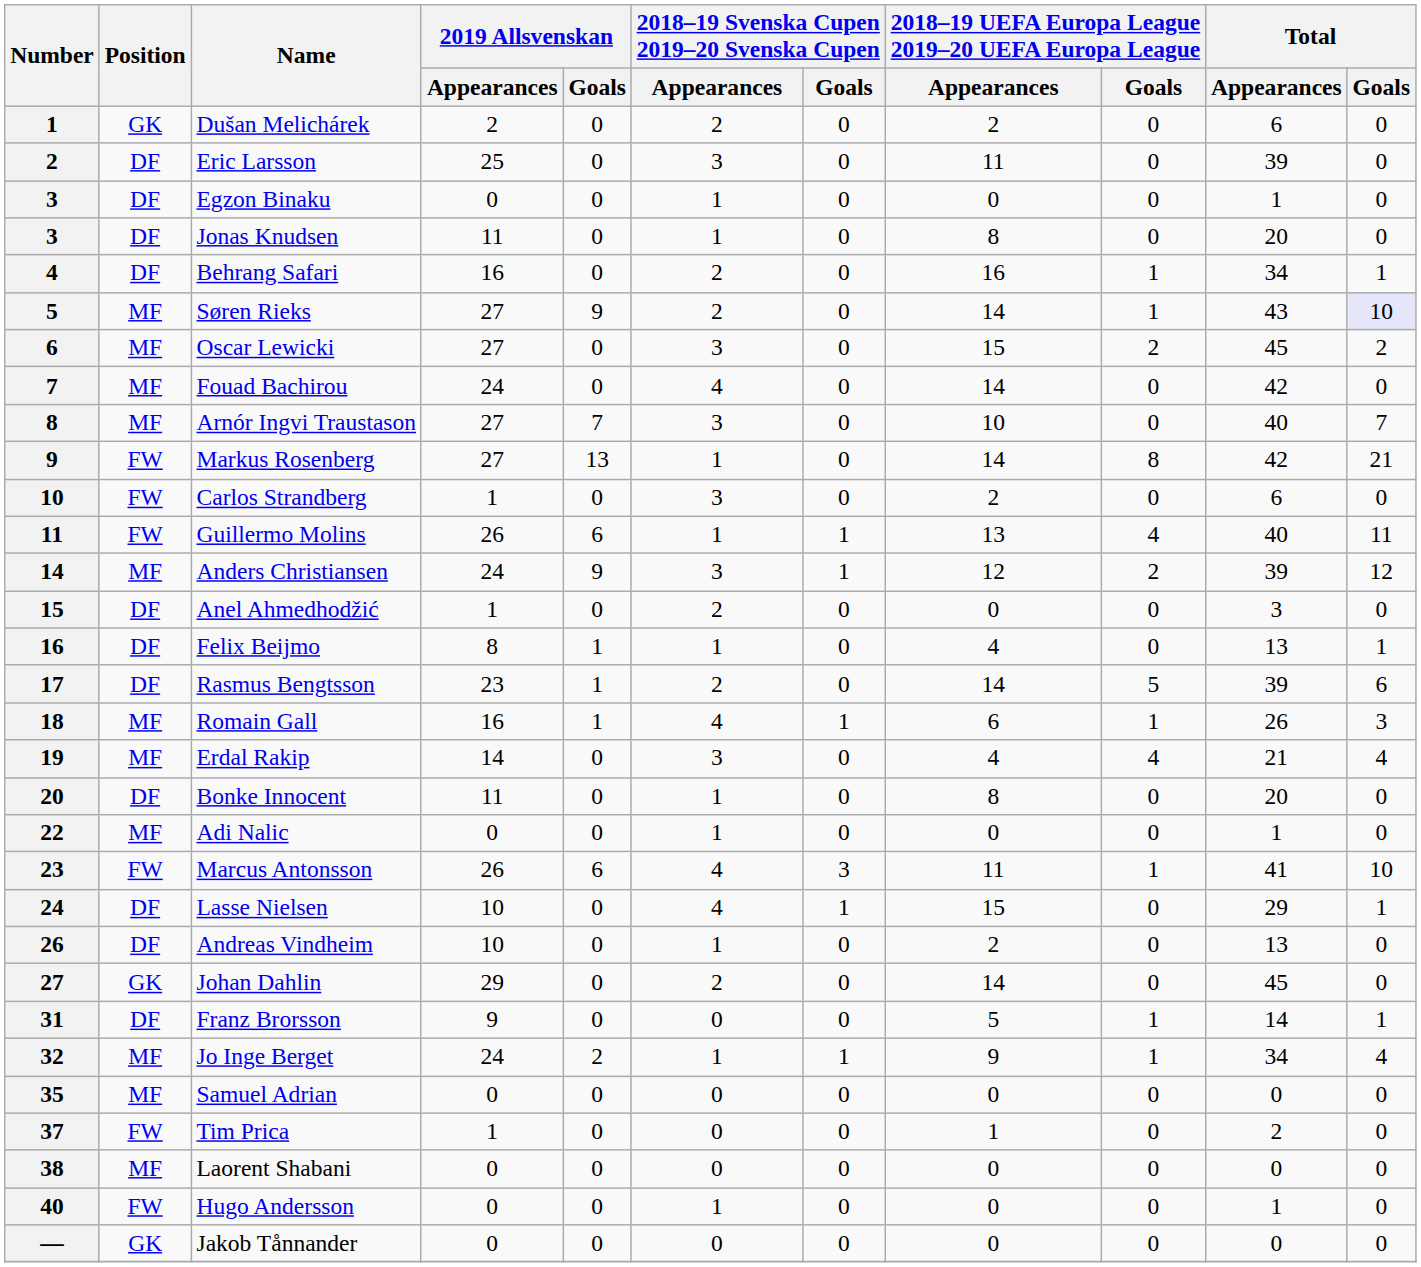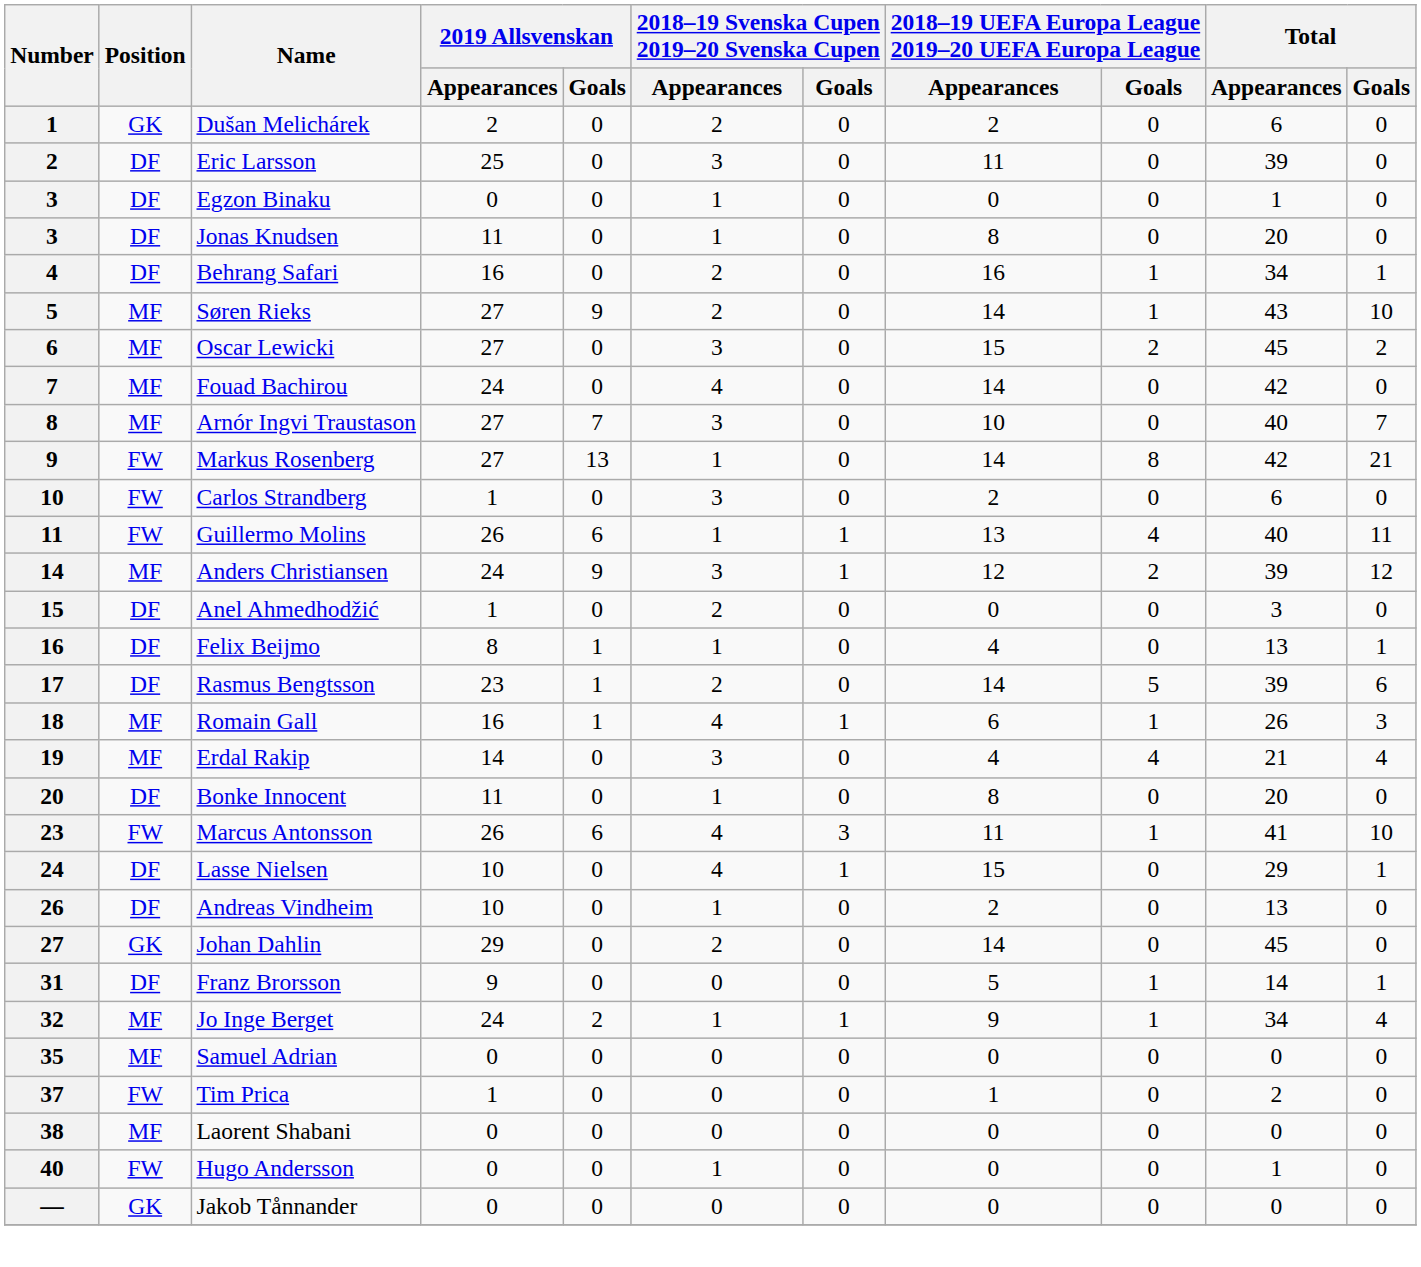(1381, 310) lavender background -> (1381, 310) no background
- row: (243, 832)
